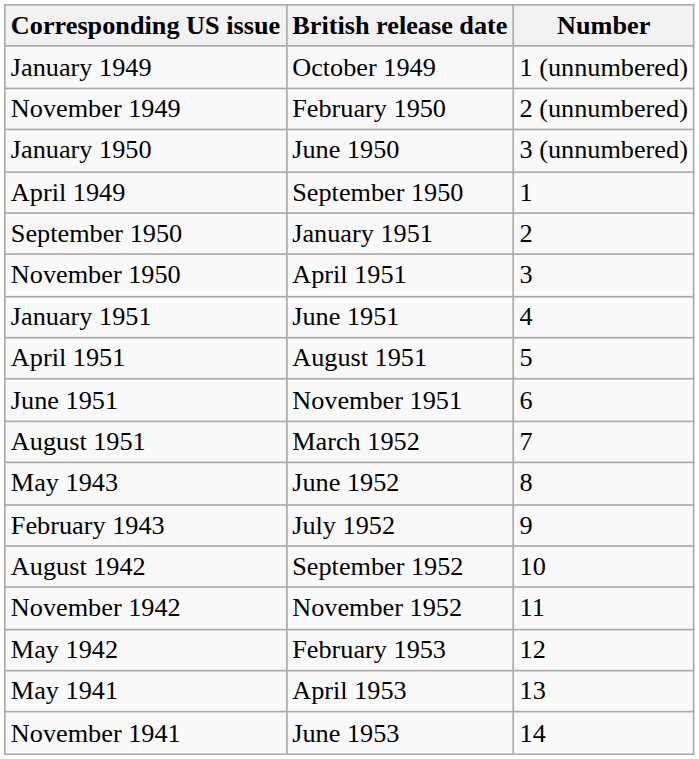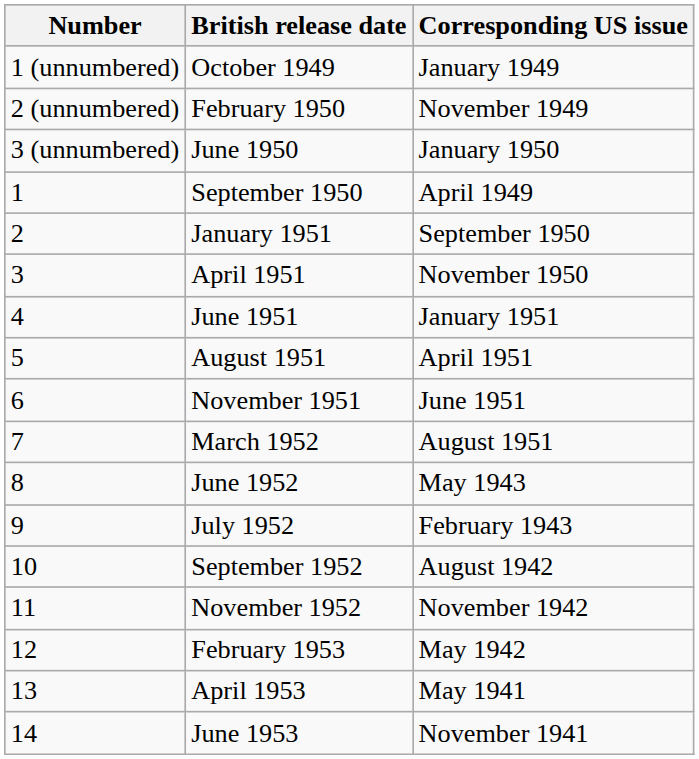columns swapped: (604, 25) <-> (146, 25)
